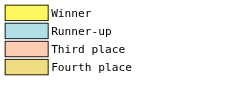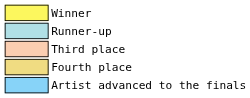+ row: (149, 85)
